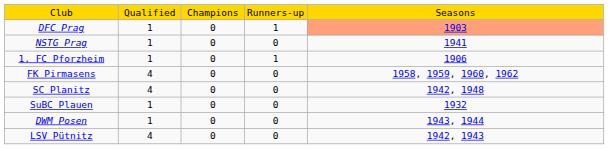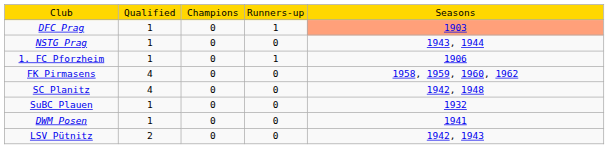(455, 43) 1941 -> (455, 43) 1943, 1944
(455, 120) 1943, 1944 -> (455, 120) 1941
(150, 136) 4 -> (150, 136) 2
